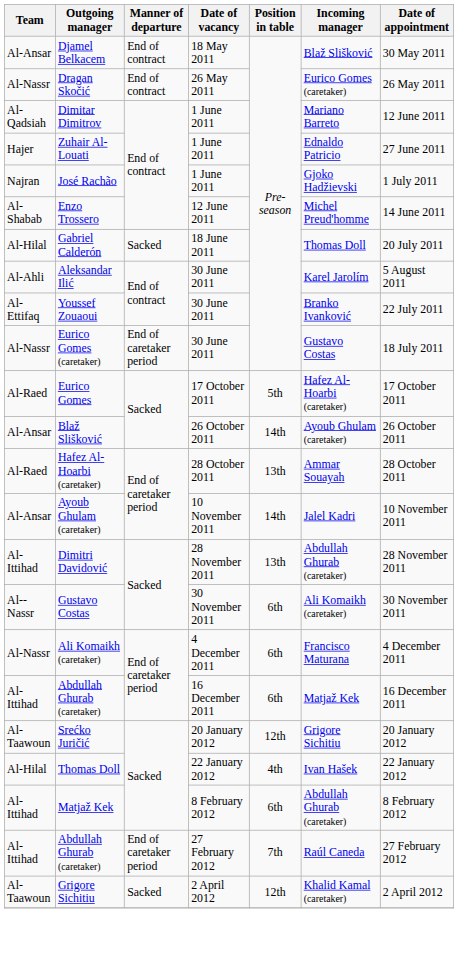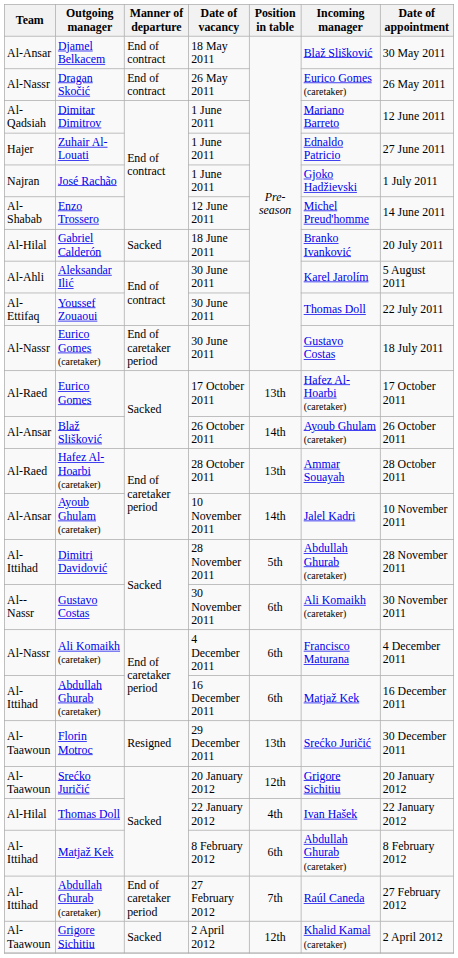(335, 245) Thomas Doll -> (327, 245) Branko Ivanković
(327, 309) Branko Ivanković -> (335, 309) Thomas Doll
(275, 393) 5th -> (275, 393) 13th
(275, 561) 13th -> (275, 561) 5th
+ row: (75, 743)
